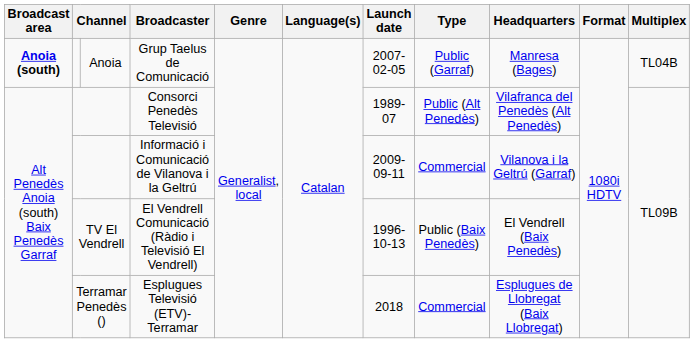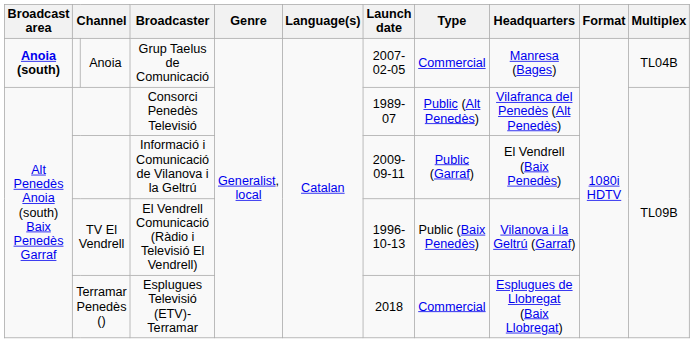(452, 63) Public (Garraf) -> (452, 63) Commercial
(452, 167) Commercial -> (452, 167) Public (Garraf)
(534, 167) Vilanova i la Geltrú (Garraf) -> (534, 167) El Vendrell (Baix Penedès)
(534, 236) El Vendrell (Baix Penedès) -> (534, 236) Vilanova i la Geltrú (Garraf)
